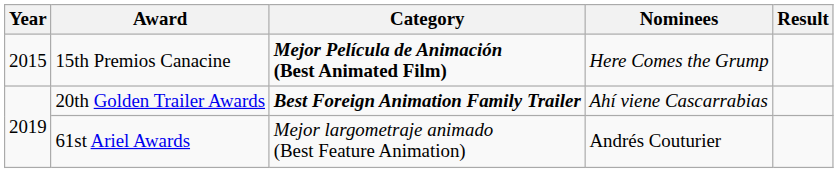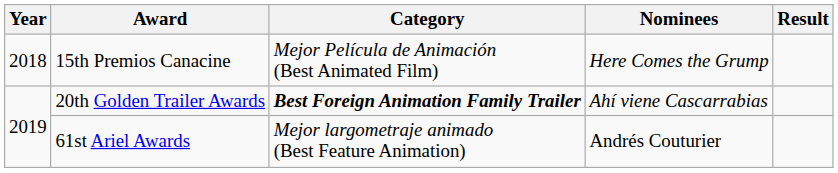(28, 60) 2015 -> (28, 60) 2018
(388, 60) bold -> (385, 60) normal
